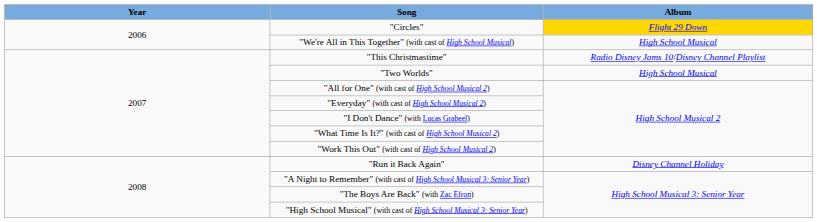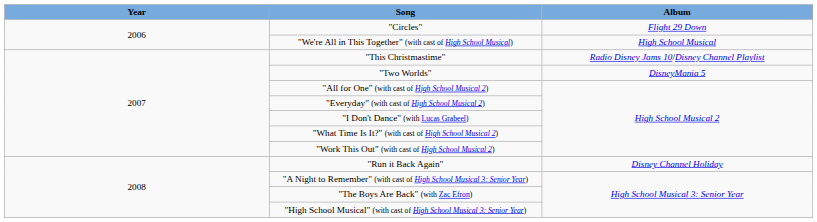(678, 27) gold background -> (677, 27) no background
(678, 72) High School Musical -> (677, 72) DisneyMania 5
